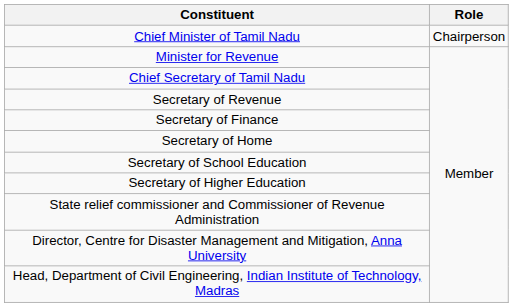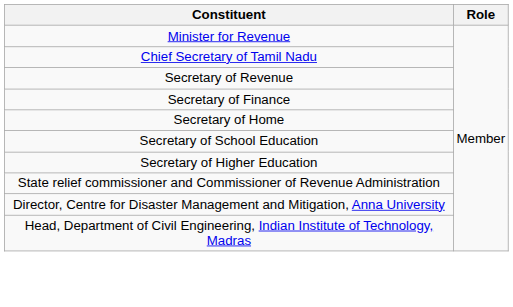- row: (217, 36)
